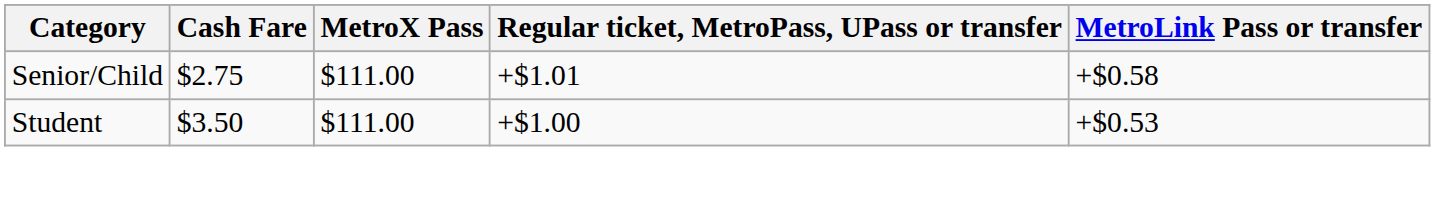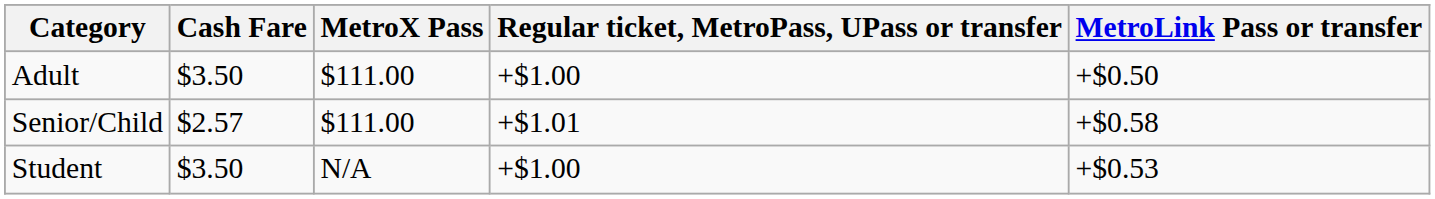+ row: (45, 74)
(210, 74) $2.75 -> (210, 121) $2.57
(368, 121) $111.00 -> (346, 168) N/A
